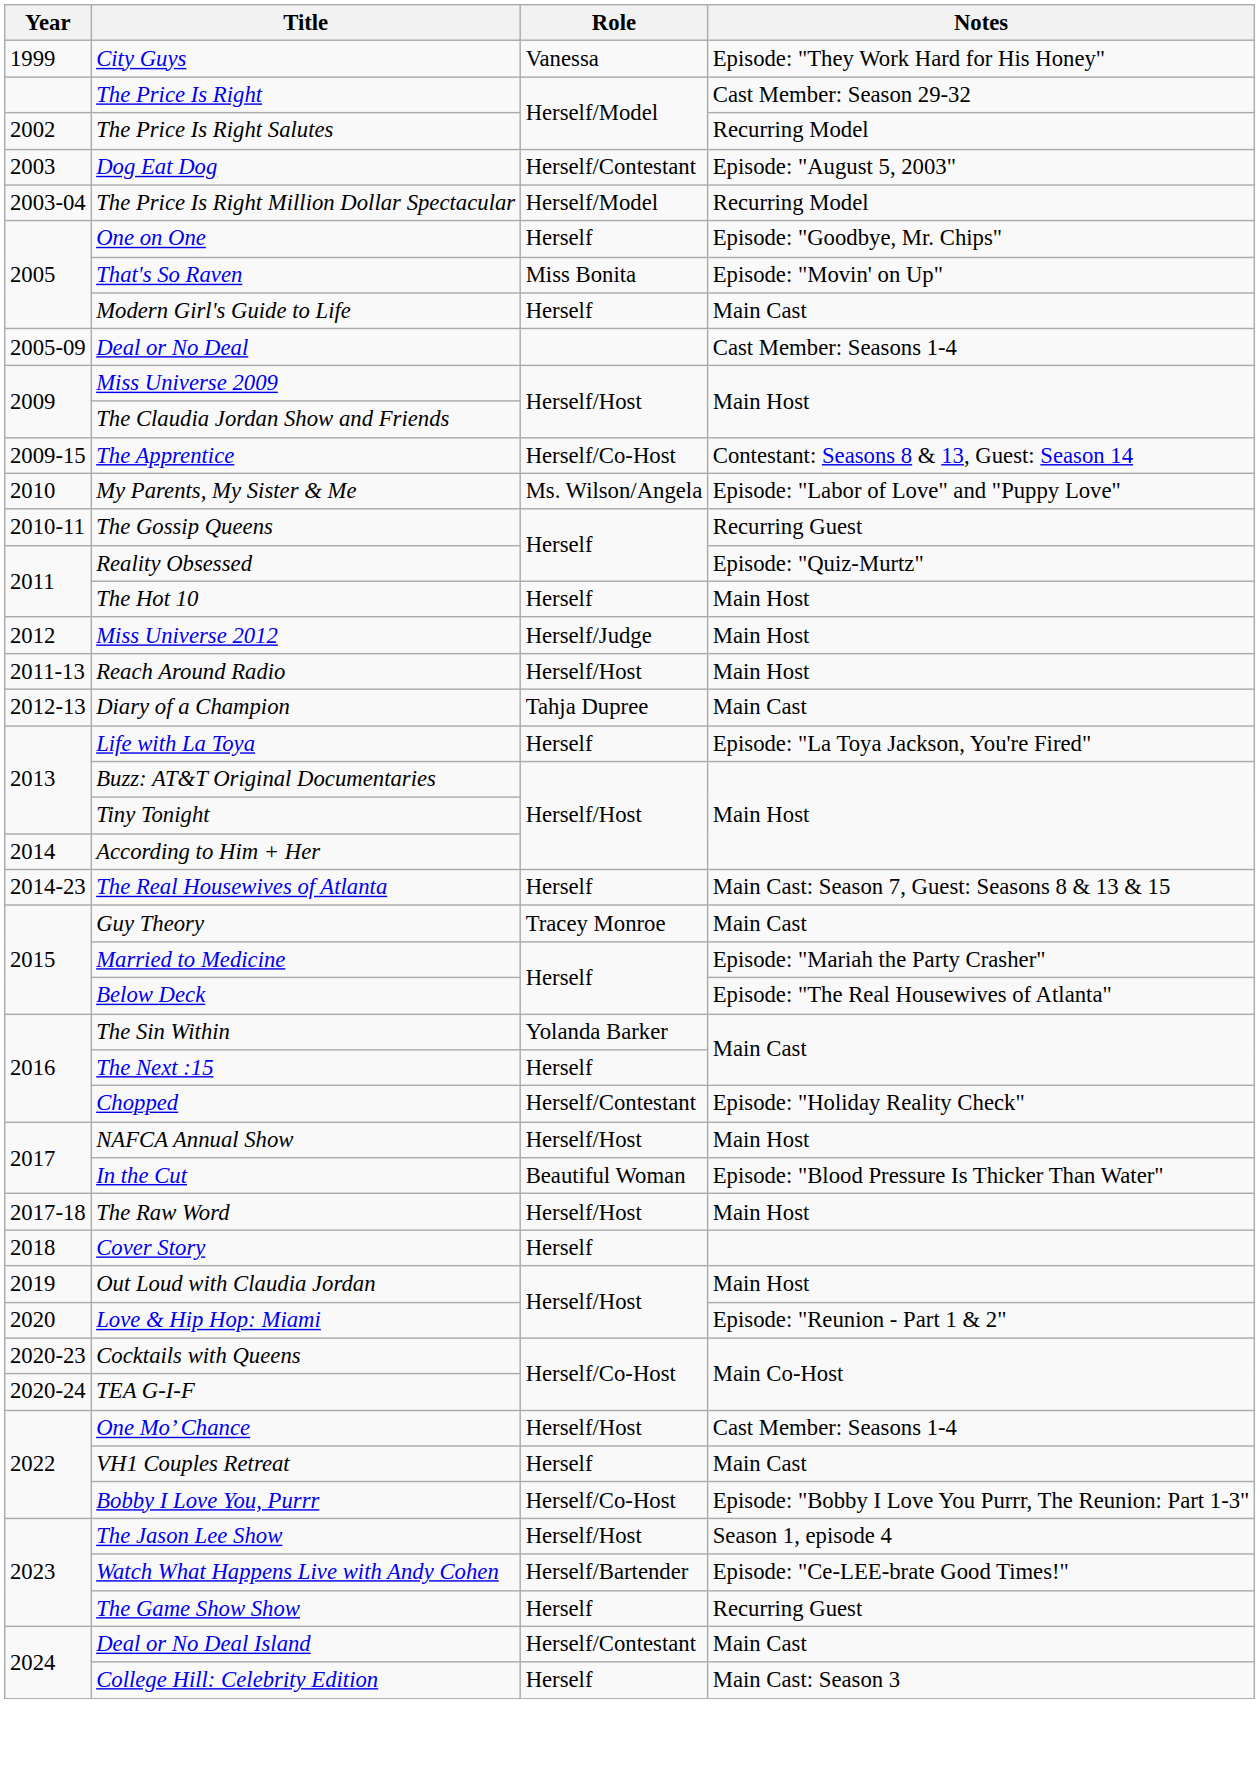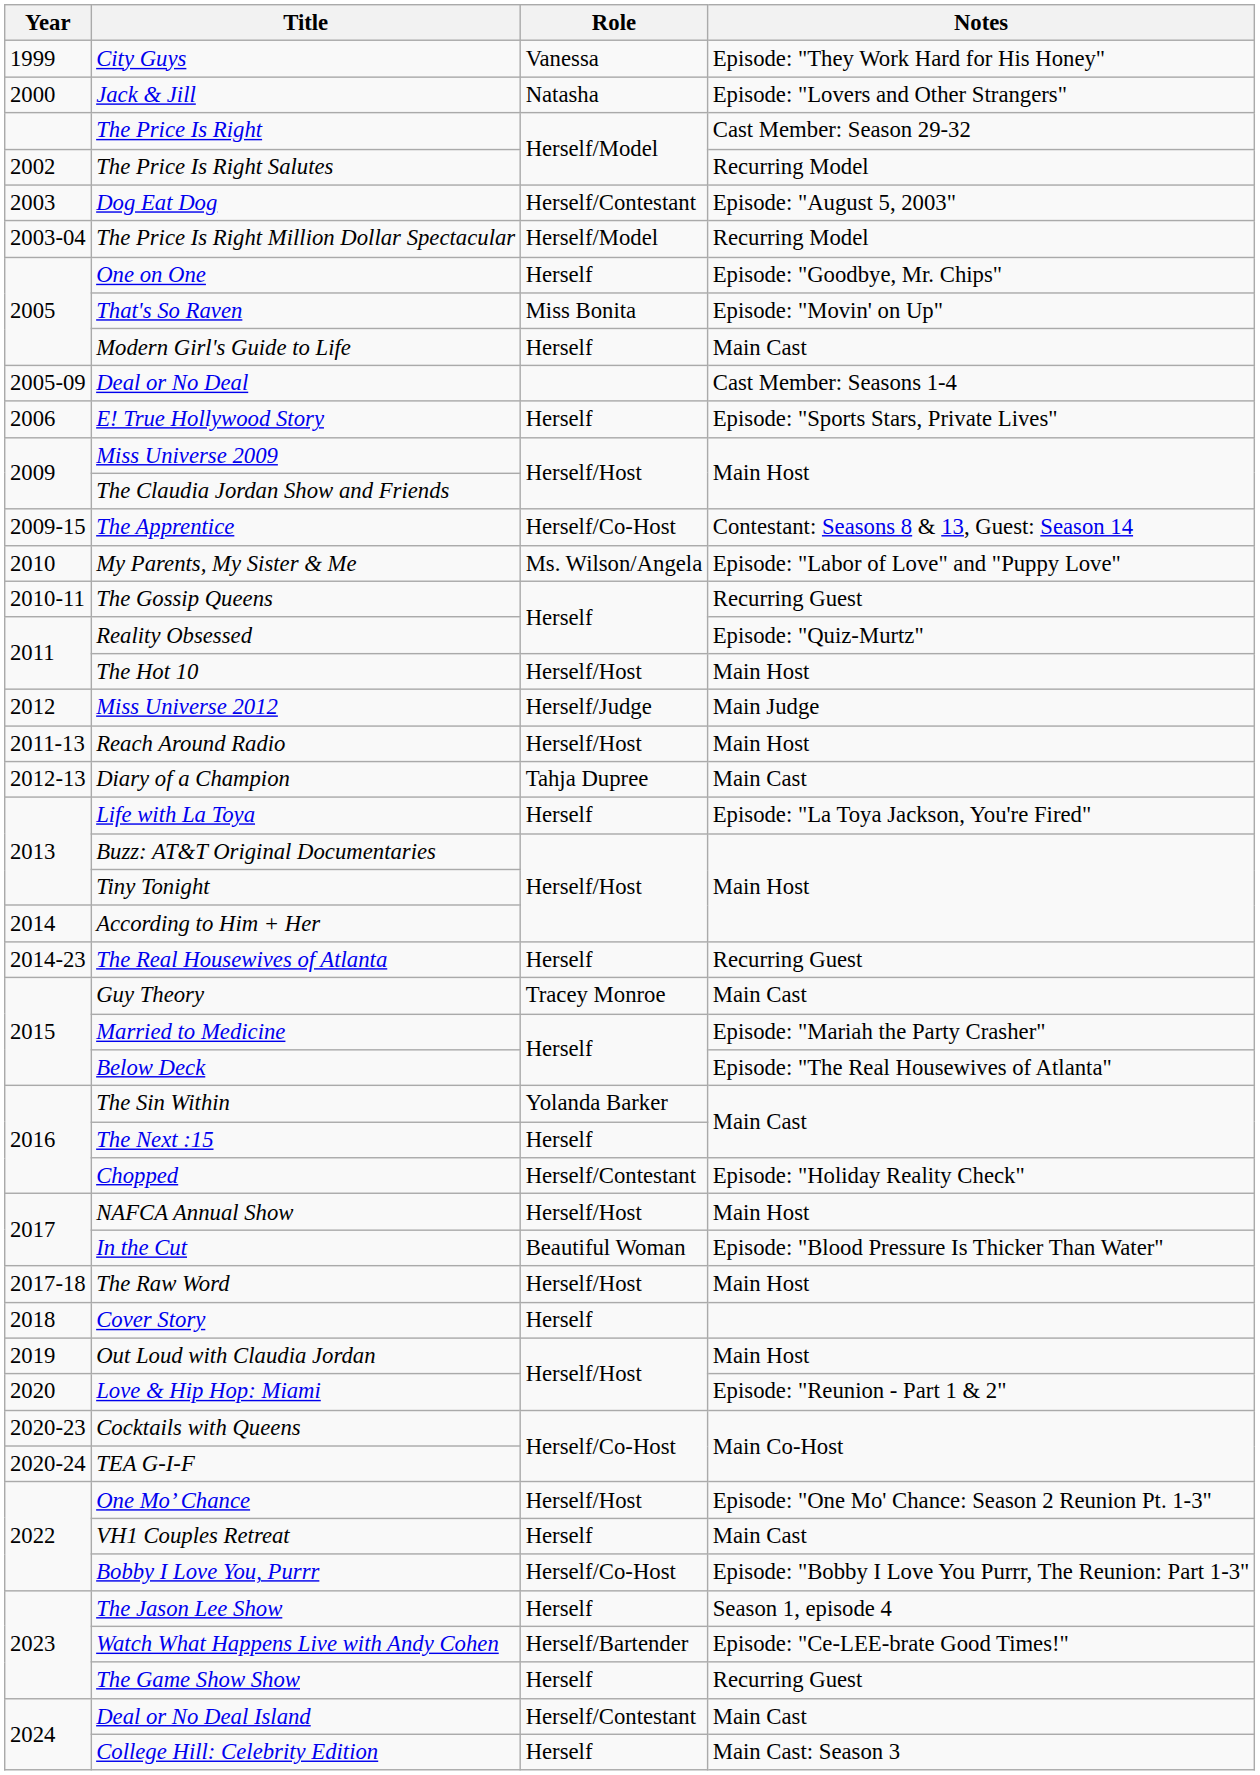+ row: (146, 94)
+ row: (210, 418)
(559, 599) Herself -> (584, 671) Herself/Host
(761, 635) Main Host -> (766, 707) Main Judge
(942, 887) Main Cast: Season 7, Guest: Seasons 8 & 13 & 15 -> (788, 959) Recurring Guest
(835, 1427) Cast Member: Seasons 1-4 -> (962, 1499) Episode: "One Mo' Chance: Season 2 Reunion Pt. 1-3"
(584, 1535) Herself/Host -> (559, 1607) Herself
